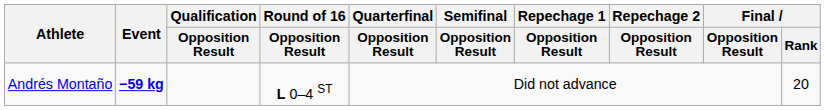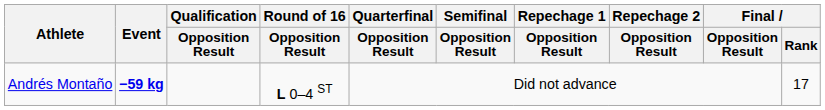(801, 85) 20 -> (801, 85) 17
